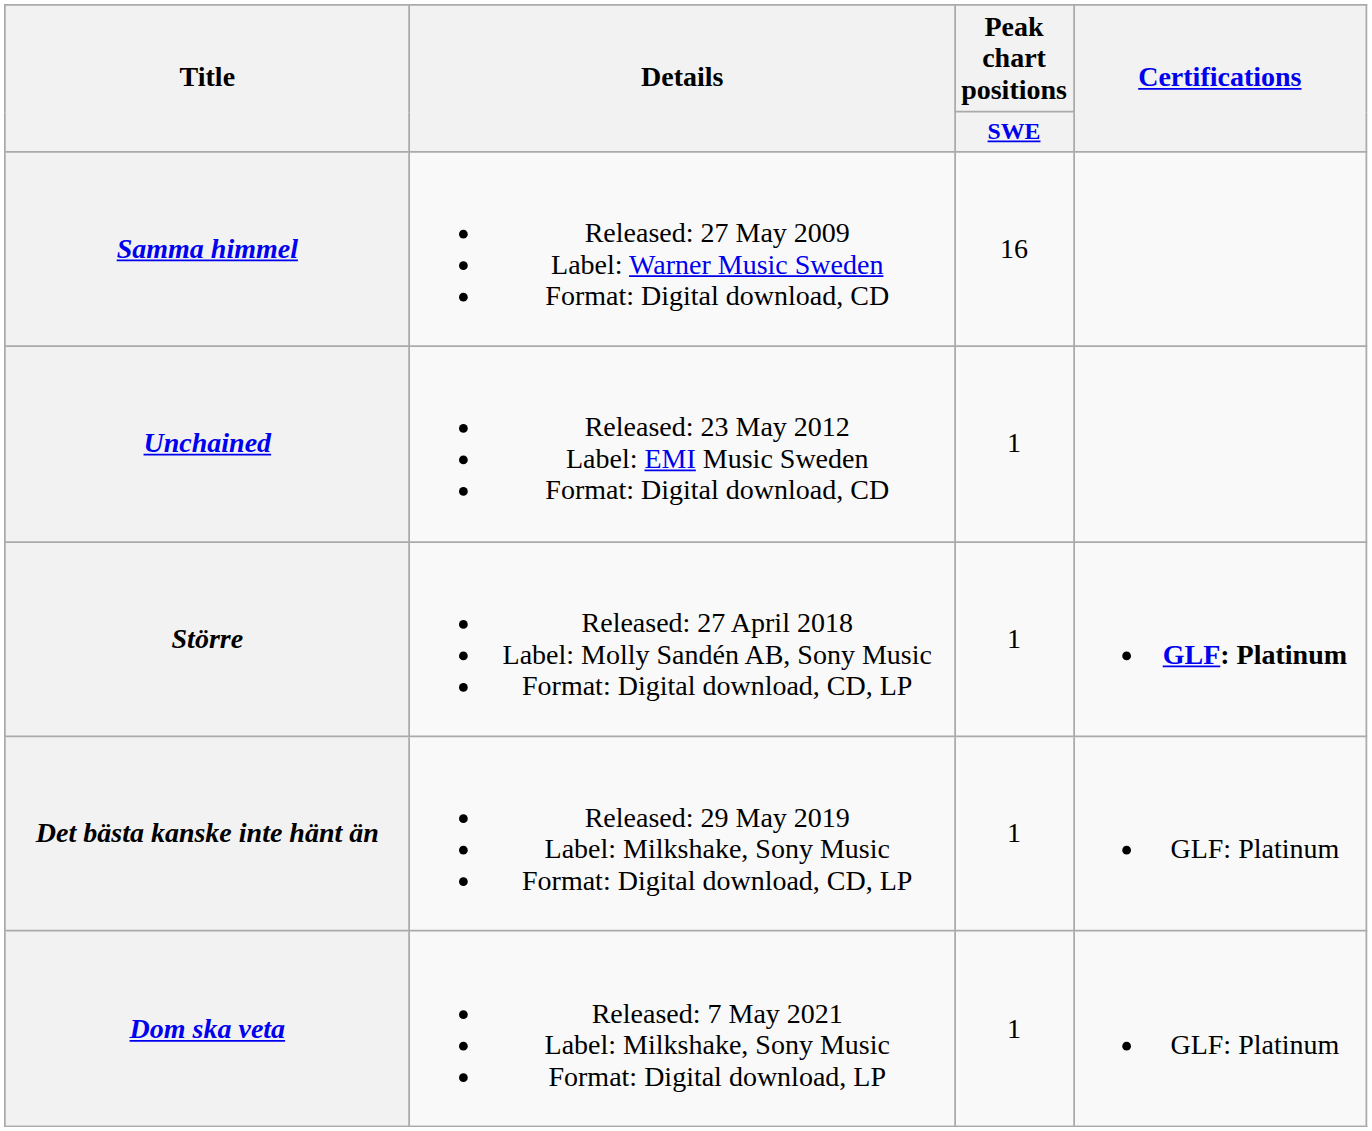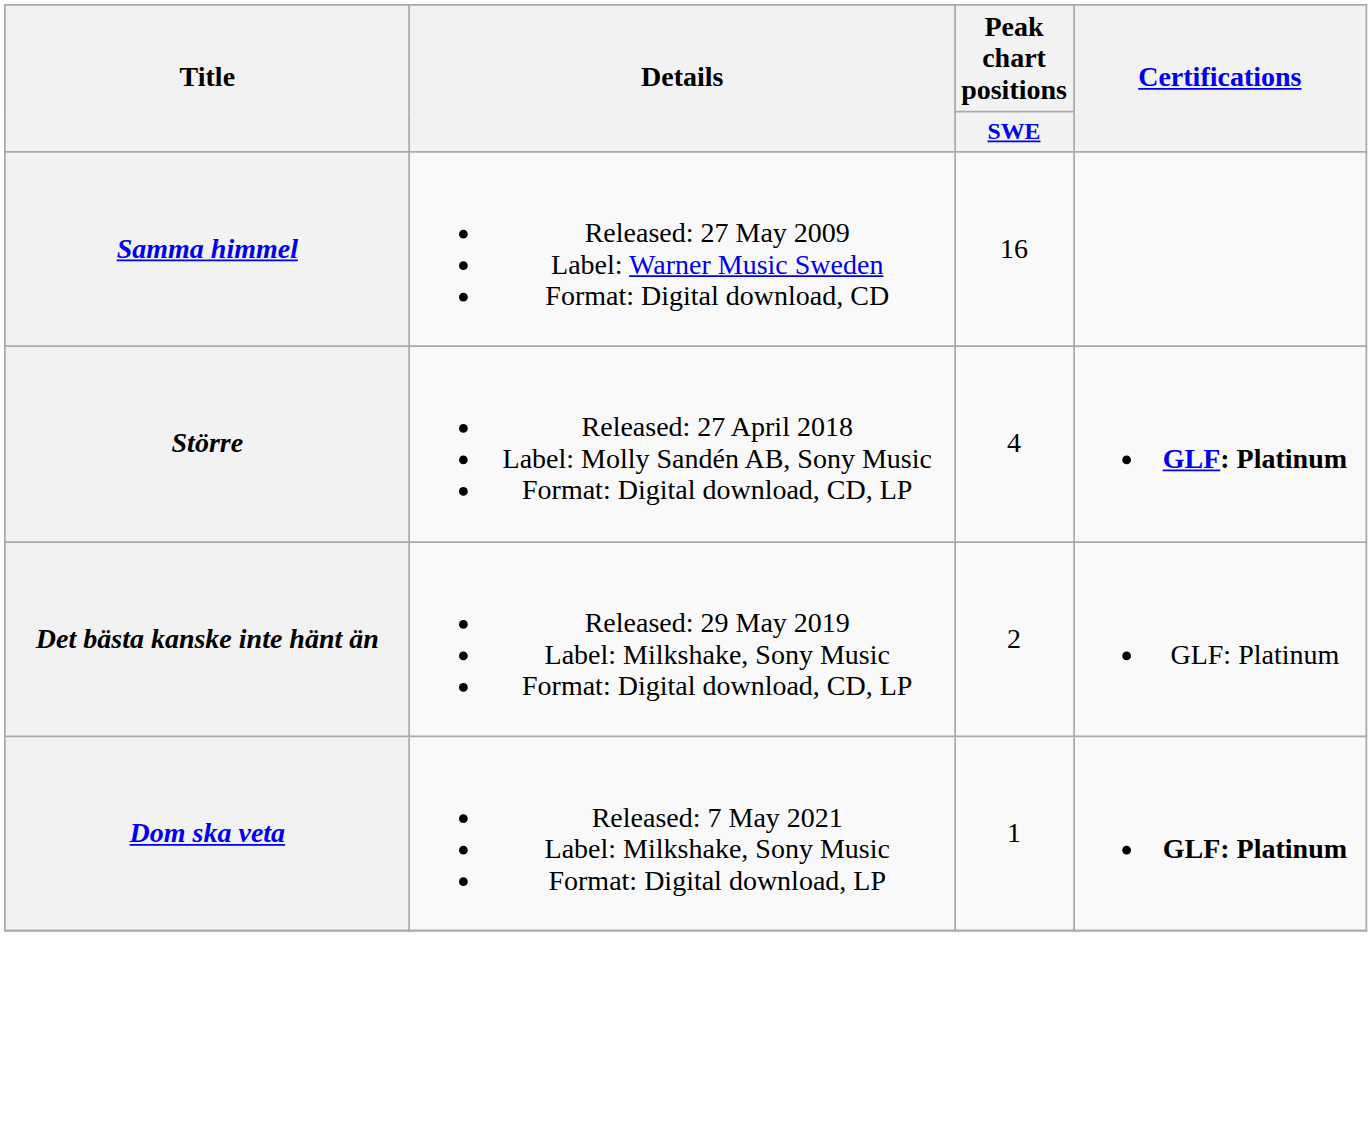- row: (207, 443)
(1014, 638) 1 -> (1014, 443) 4
(1014, 833) 1 -> (1014, 638) 2
(1220, 1044) normal -> (1220, 849) bold
